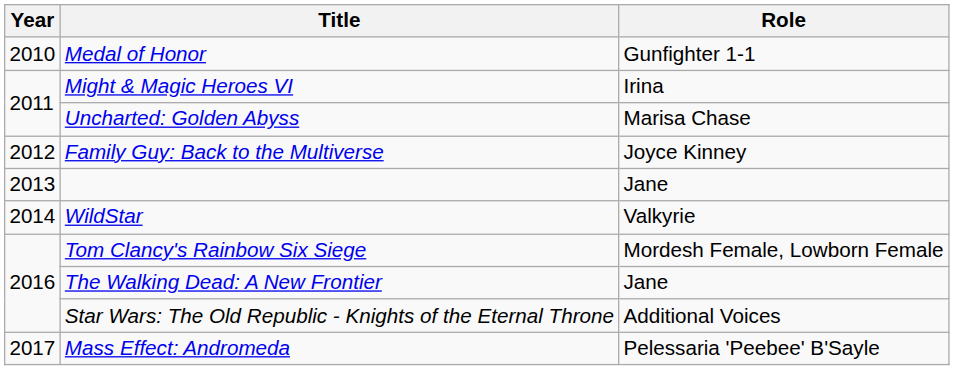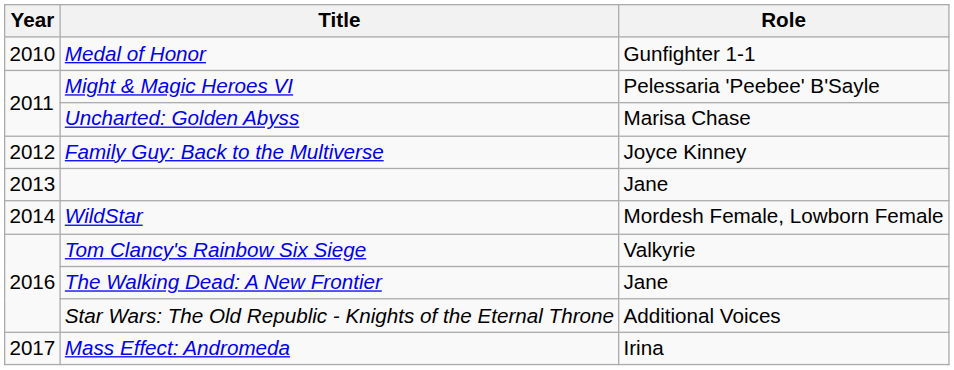(644, 86) Irina -> (752, 86) Pelessaria 'Peebee' B'Sayle
(659, 217) Valkyrie -> (784, 217) Mordesh Female, Lowborn Female
(784, 250) Mordesh Female, Lowborn Female -> (659, 250) Valkyrie
(752, 348) Pelessaria 'Peebee' B'Sayle -> (644, 348) Irina
